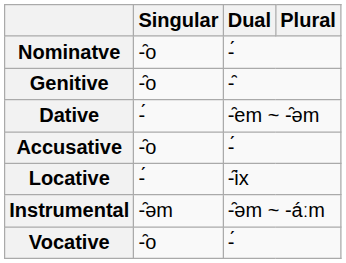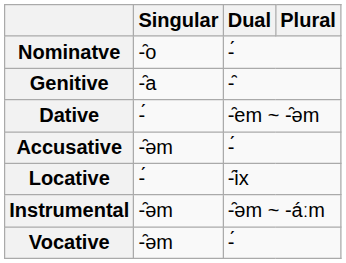(147, 83) -̑o -> (147, 83) -̑a
(147, 147) -̑o -> (156, 147) -̑əm
(147, 242) -̑o -> (156, 242) -̑əm
